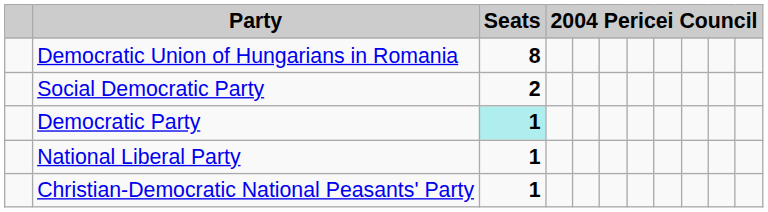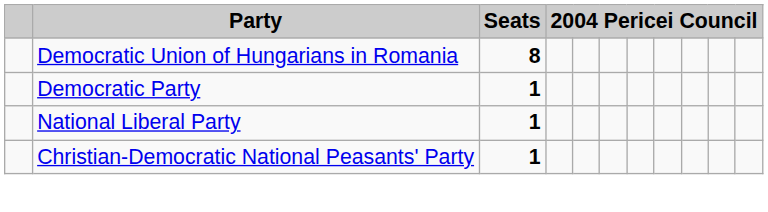- row: (151, 88)
(535, 122) paleturquoise background -> (535, 88) no background
